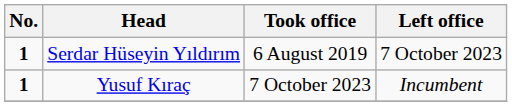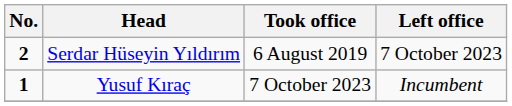(24, 53) 1 -> (24, 53) 2
